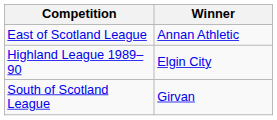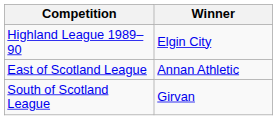rows swapped: (75, 62) <-> (77, 34)
